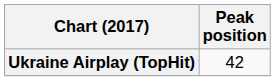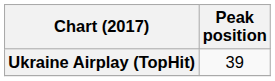(235, 62) 42 -> (235, 62) 39
